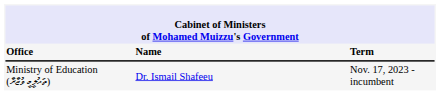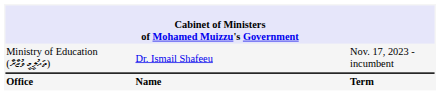rows swapped: (20, 52) <-> (52, 76)
